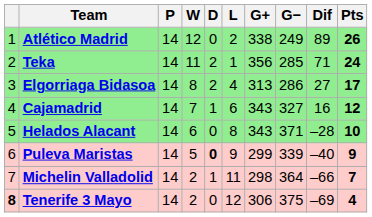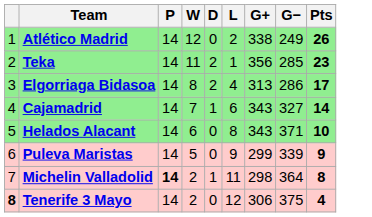- column: (322, 16)
(352, 62) 24 -> (321, 62) 23
(352, 108) 12 -> (321, 108) 14
(213, 154) bold -> (213, 154) normal
(170, 177) normal -> (170, 177) bold
(352, 177) 7 -> (321, 177) 8
